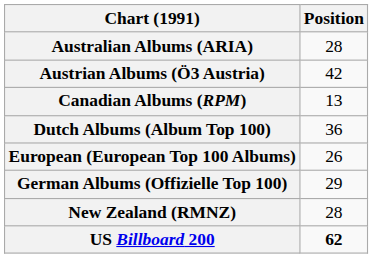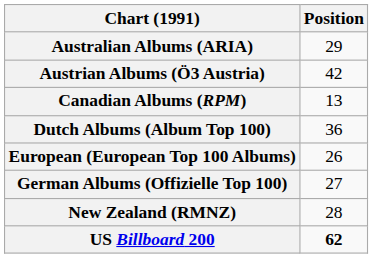(334, 45) 28 -> (334, 45) 29
(334, 184) 29 -> (334, 184) 27
